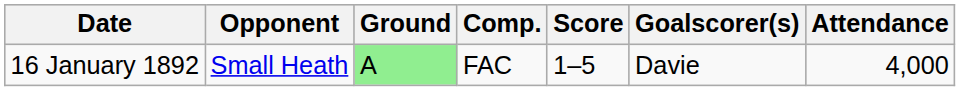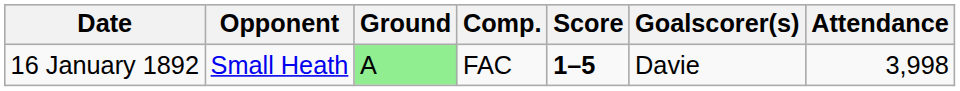(574, 64) normal -> (574, 64) bold
(917, 64) 4,000 -> (917, 64) 3,998
